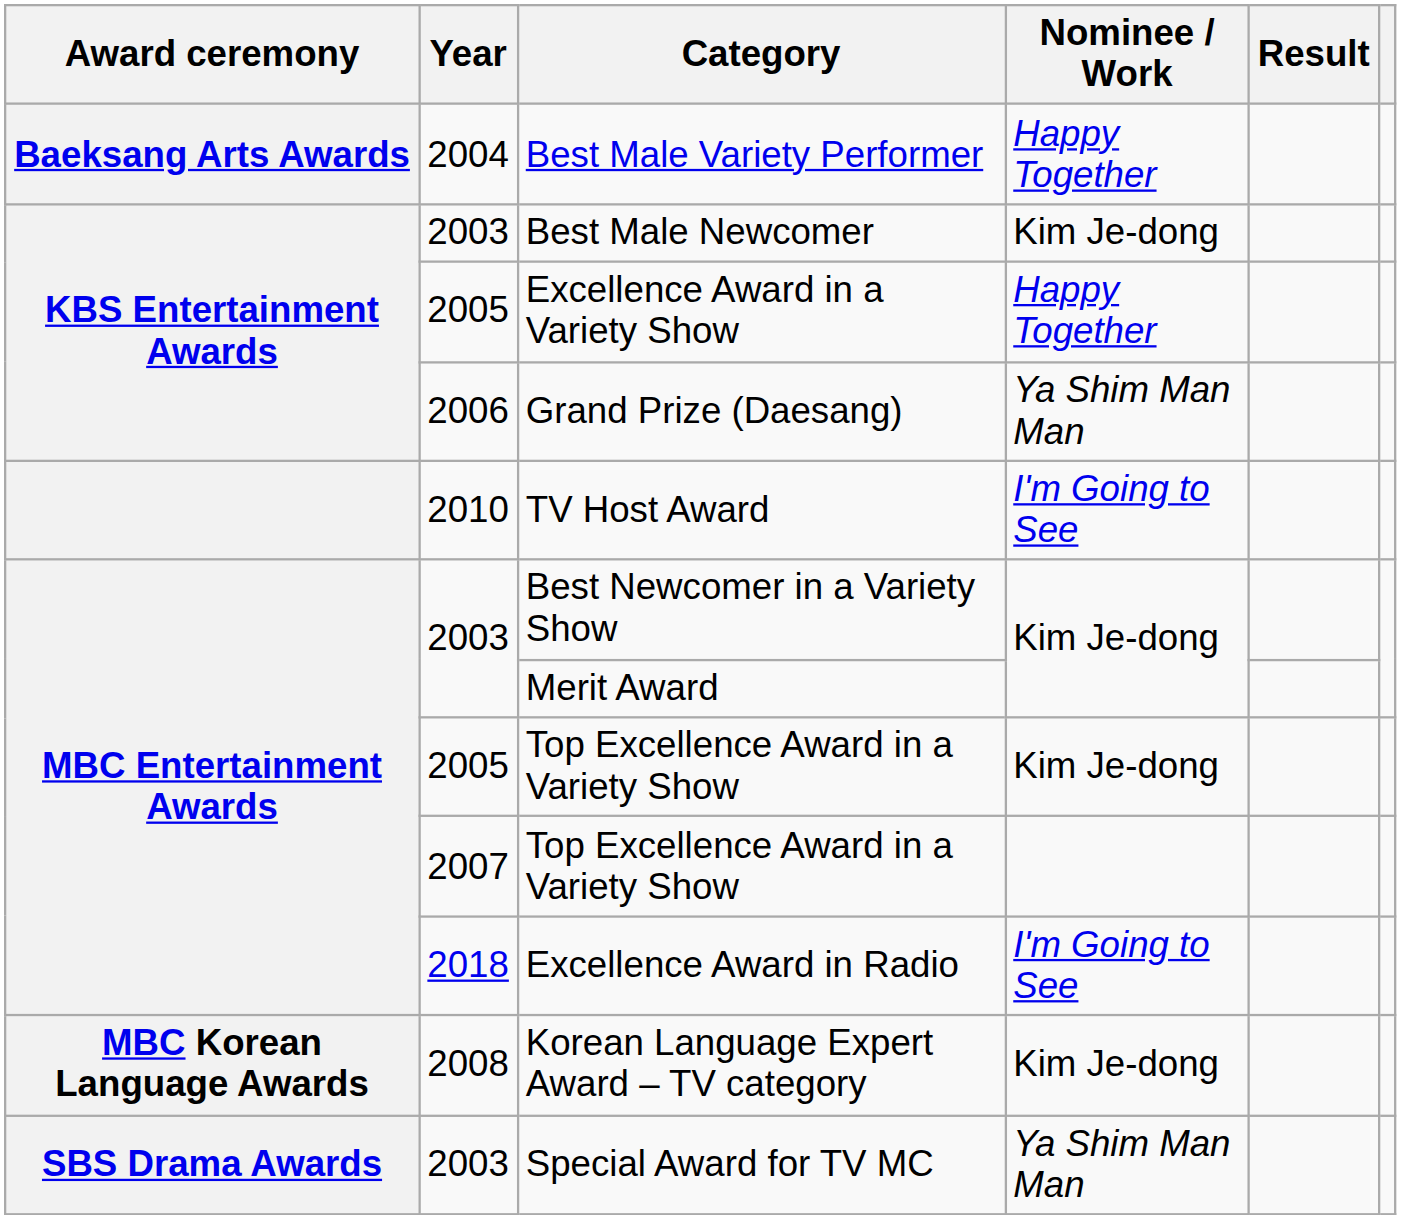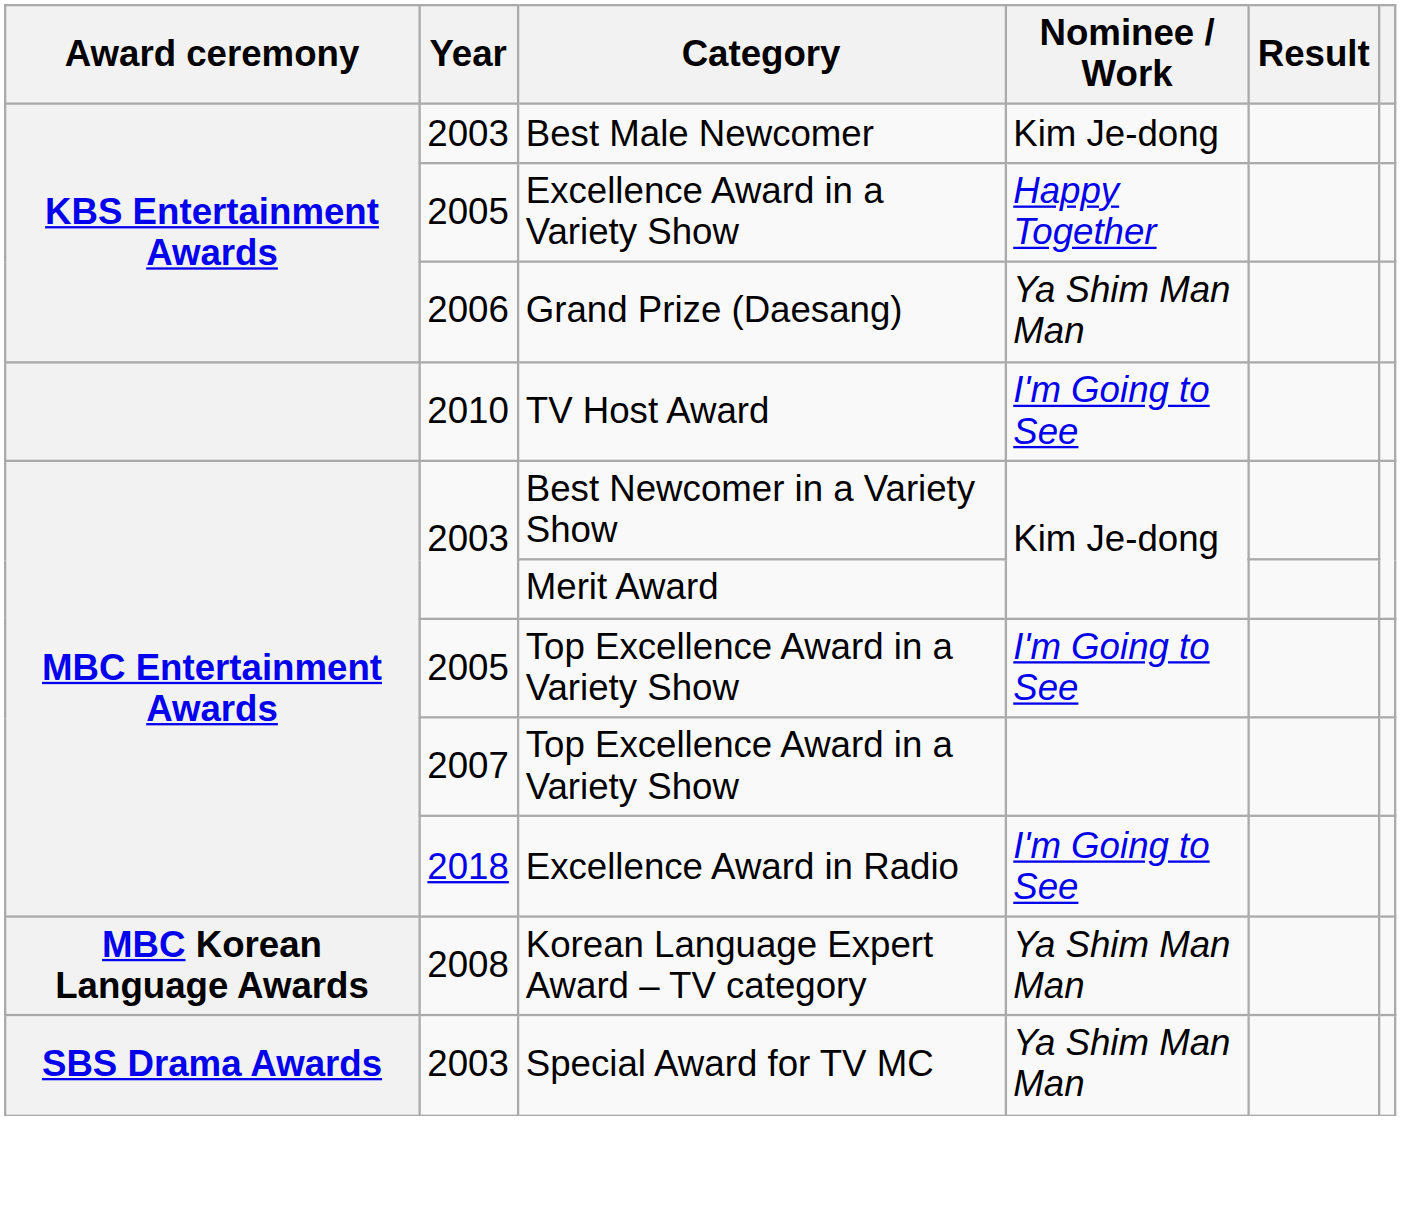- row: (468, 153)
(1116, 766) Kim Je-dong -> (1111, 667) I'm Going to See
(1116, 1064) Kim Je-dong -> (1122, 965) Ya Shim Man Man
